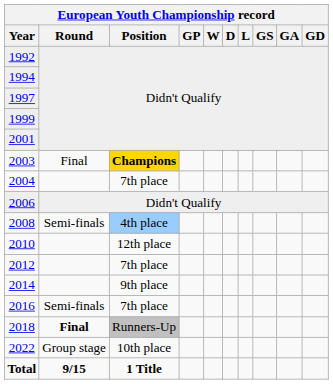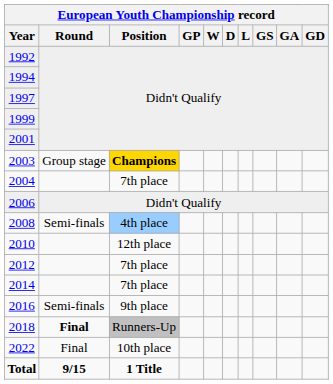(74, 160) Final -> (74, 160) Group stage
(144, 285) 9th place -> (144, 285) 7th place
(144, 306) 7th place -> (144, 306) 9th place
(74, 347) Group stage -> (74, 347) Final
